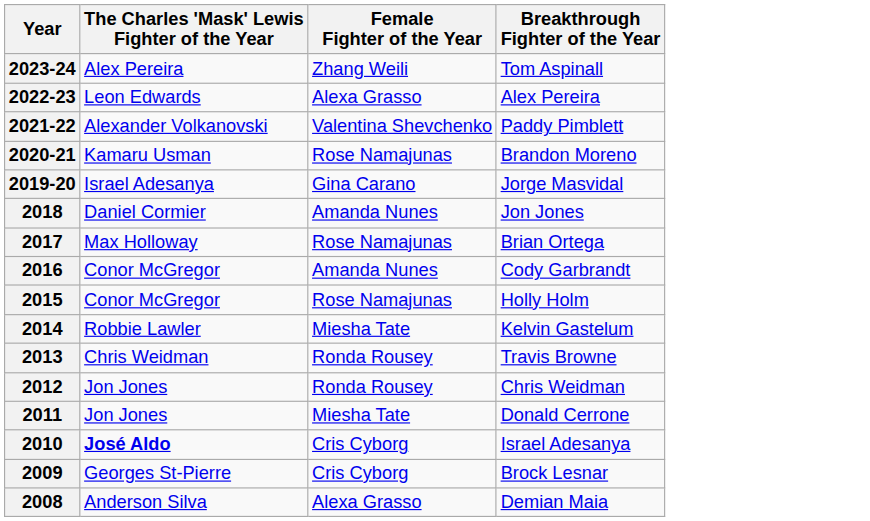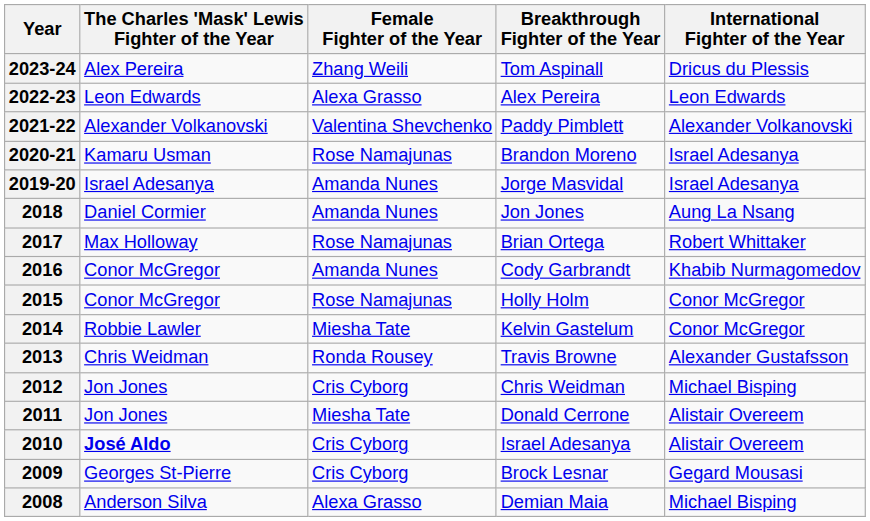+ column: (765, 29)
(364, 184) Gina Carano -> (375, 184) Amanda Nunes
(372, 386) Ronda Rousey -> (360, 386) Cris Cyborg
